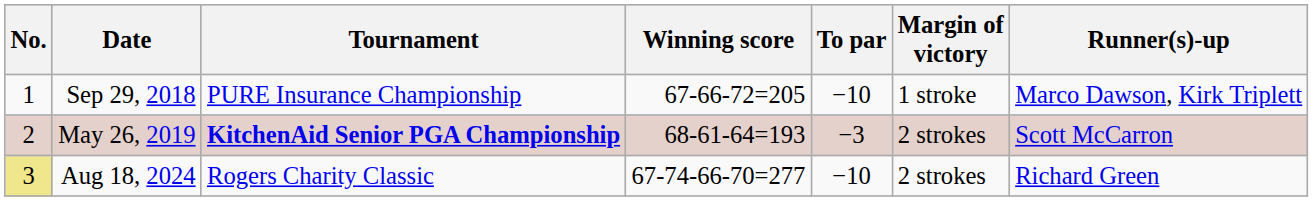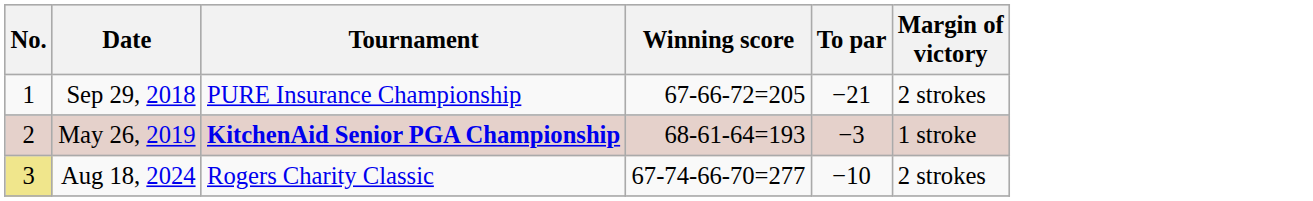- column: (1159, 39)
(852, 94) −10 -> (852, 94) −21
(937, 94) 1 stroke -> (942, 94) 2 strokes
(942, 135) 2 strokes -> (937, 135) 1 stroke
